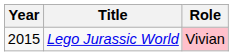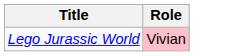- column: (24, 16)
